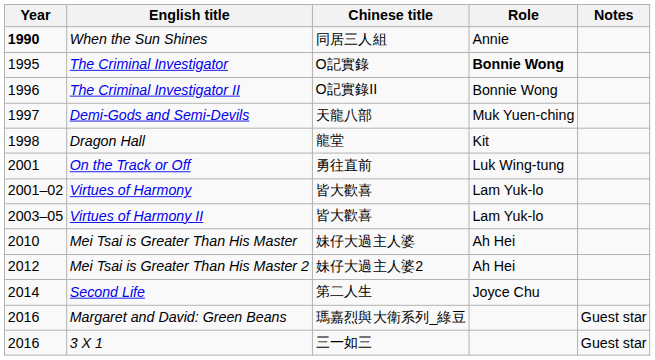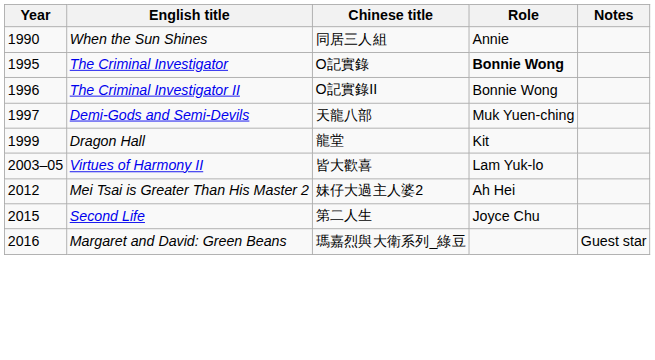(24, 39) bold -> (24, 39) normal
(24, 140) 1998 -> (24, 140) 1999
- row: (130, 165)
- row: (131, 191)
- row: (183, 241)
(24, 292) 2014 -> (24, 216) 2015
- row: (86, 342)
